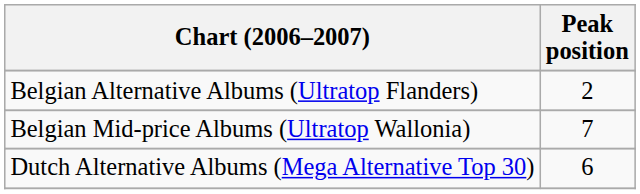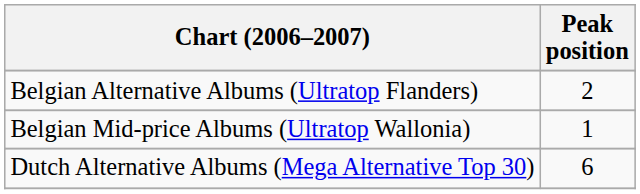(587, 129) 7 -> (587, 129) 1
